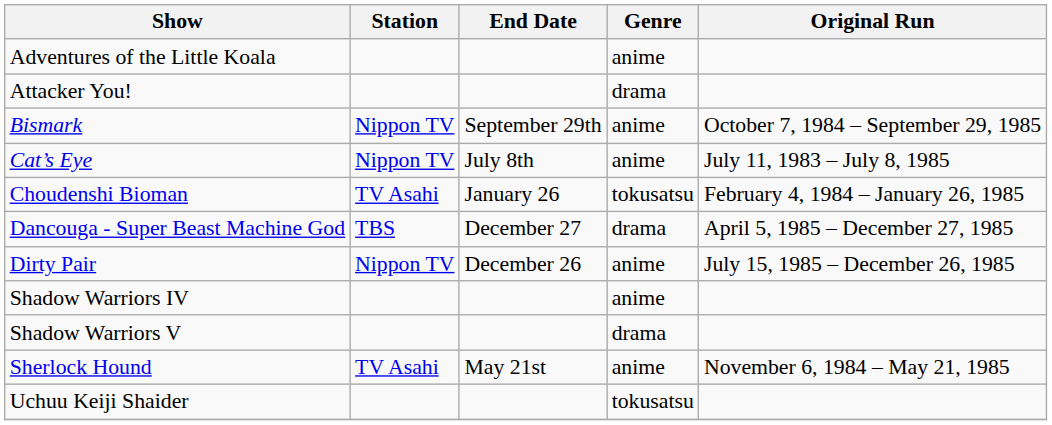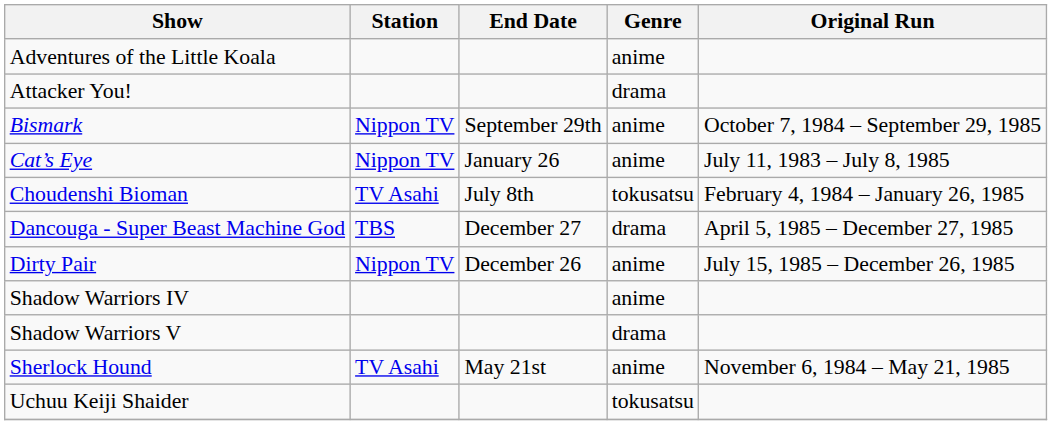(499, 159) July 8th -> (512, 159) January 26
(512, 194) January 26 -> (499, 194) July 8th
